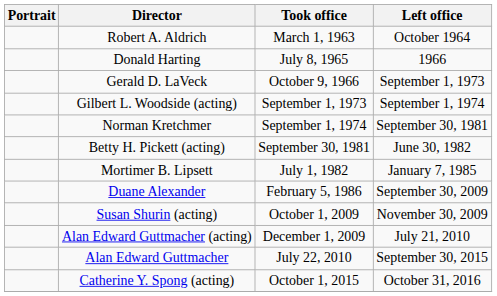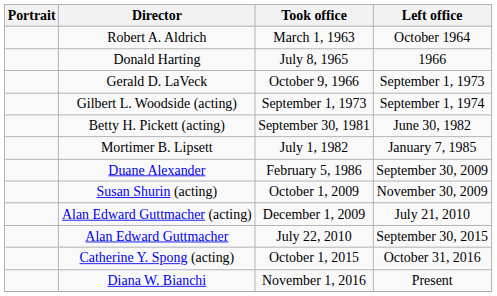- row: (157, 125)
+ row: (157, 280)
